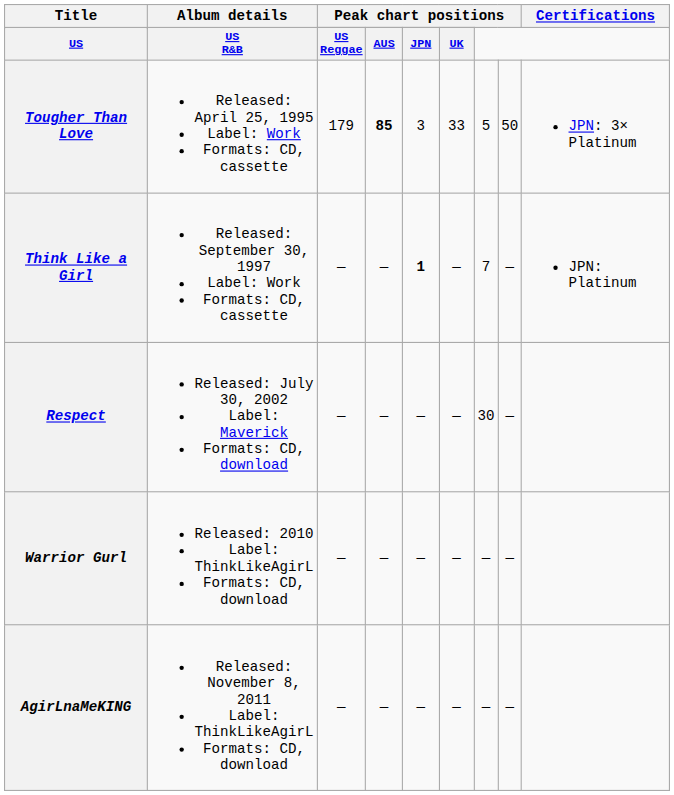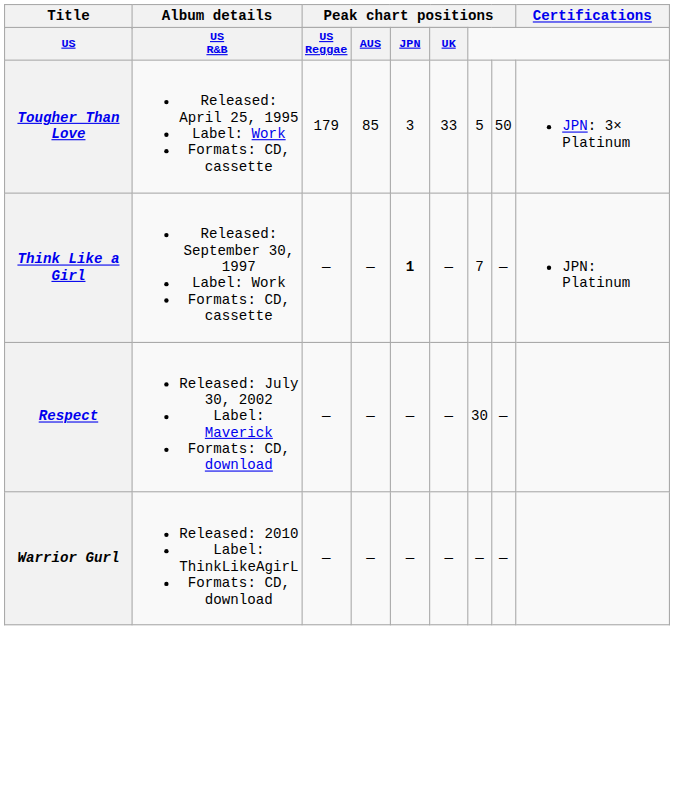(384, 126) bold -> (370, 126) normal
- row: (76, 708)
